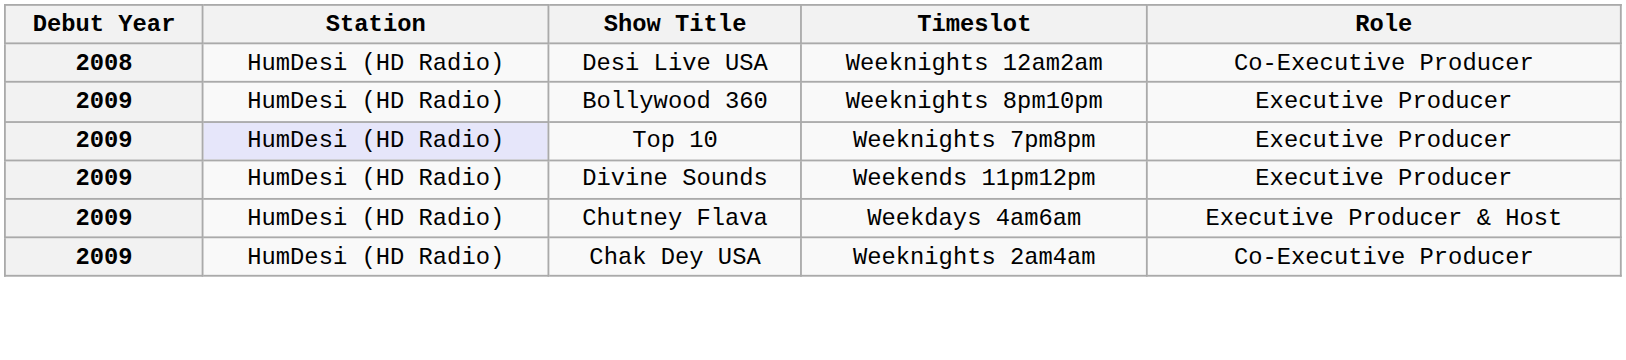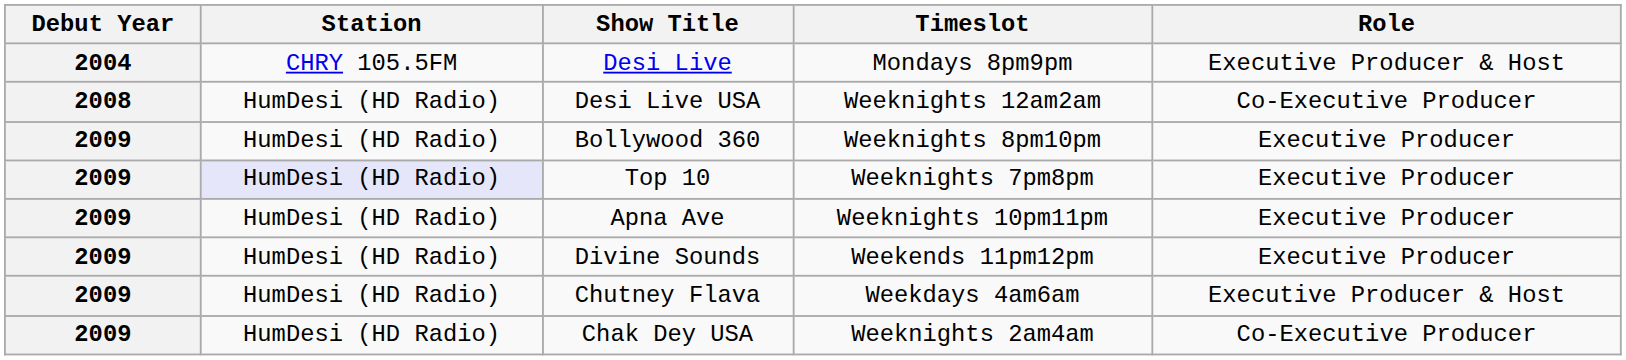+ row: (667, 63)
+ row: (668, 218)
